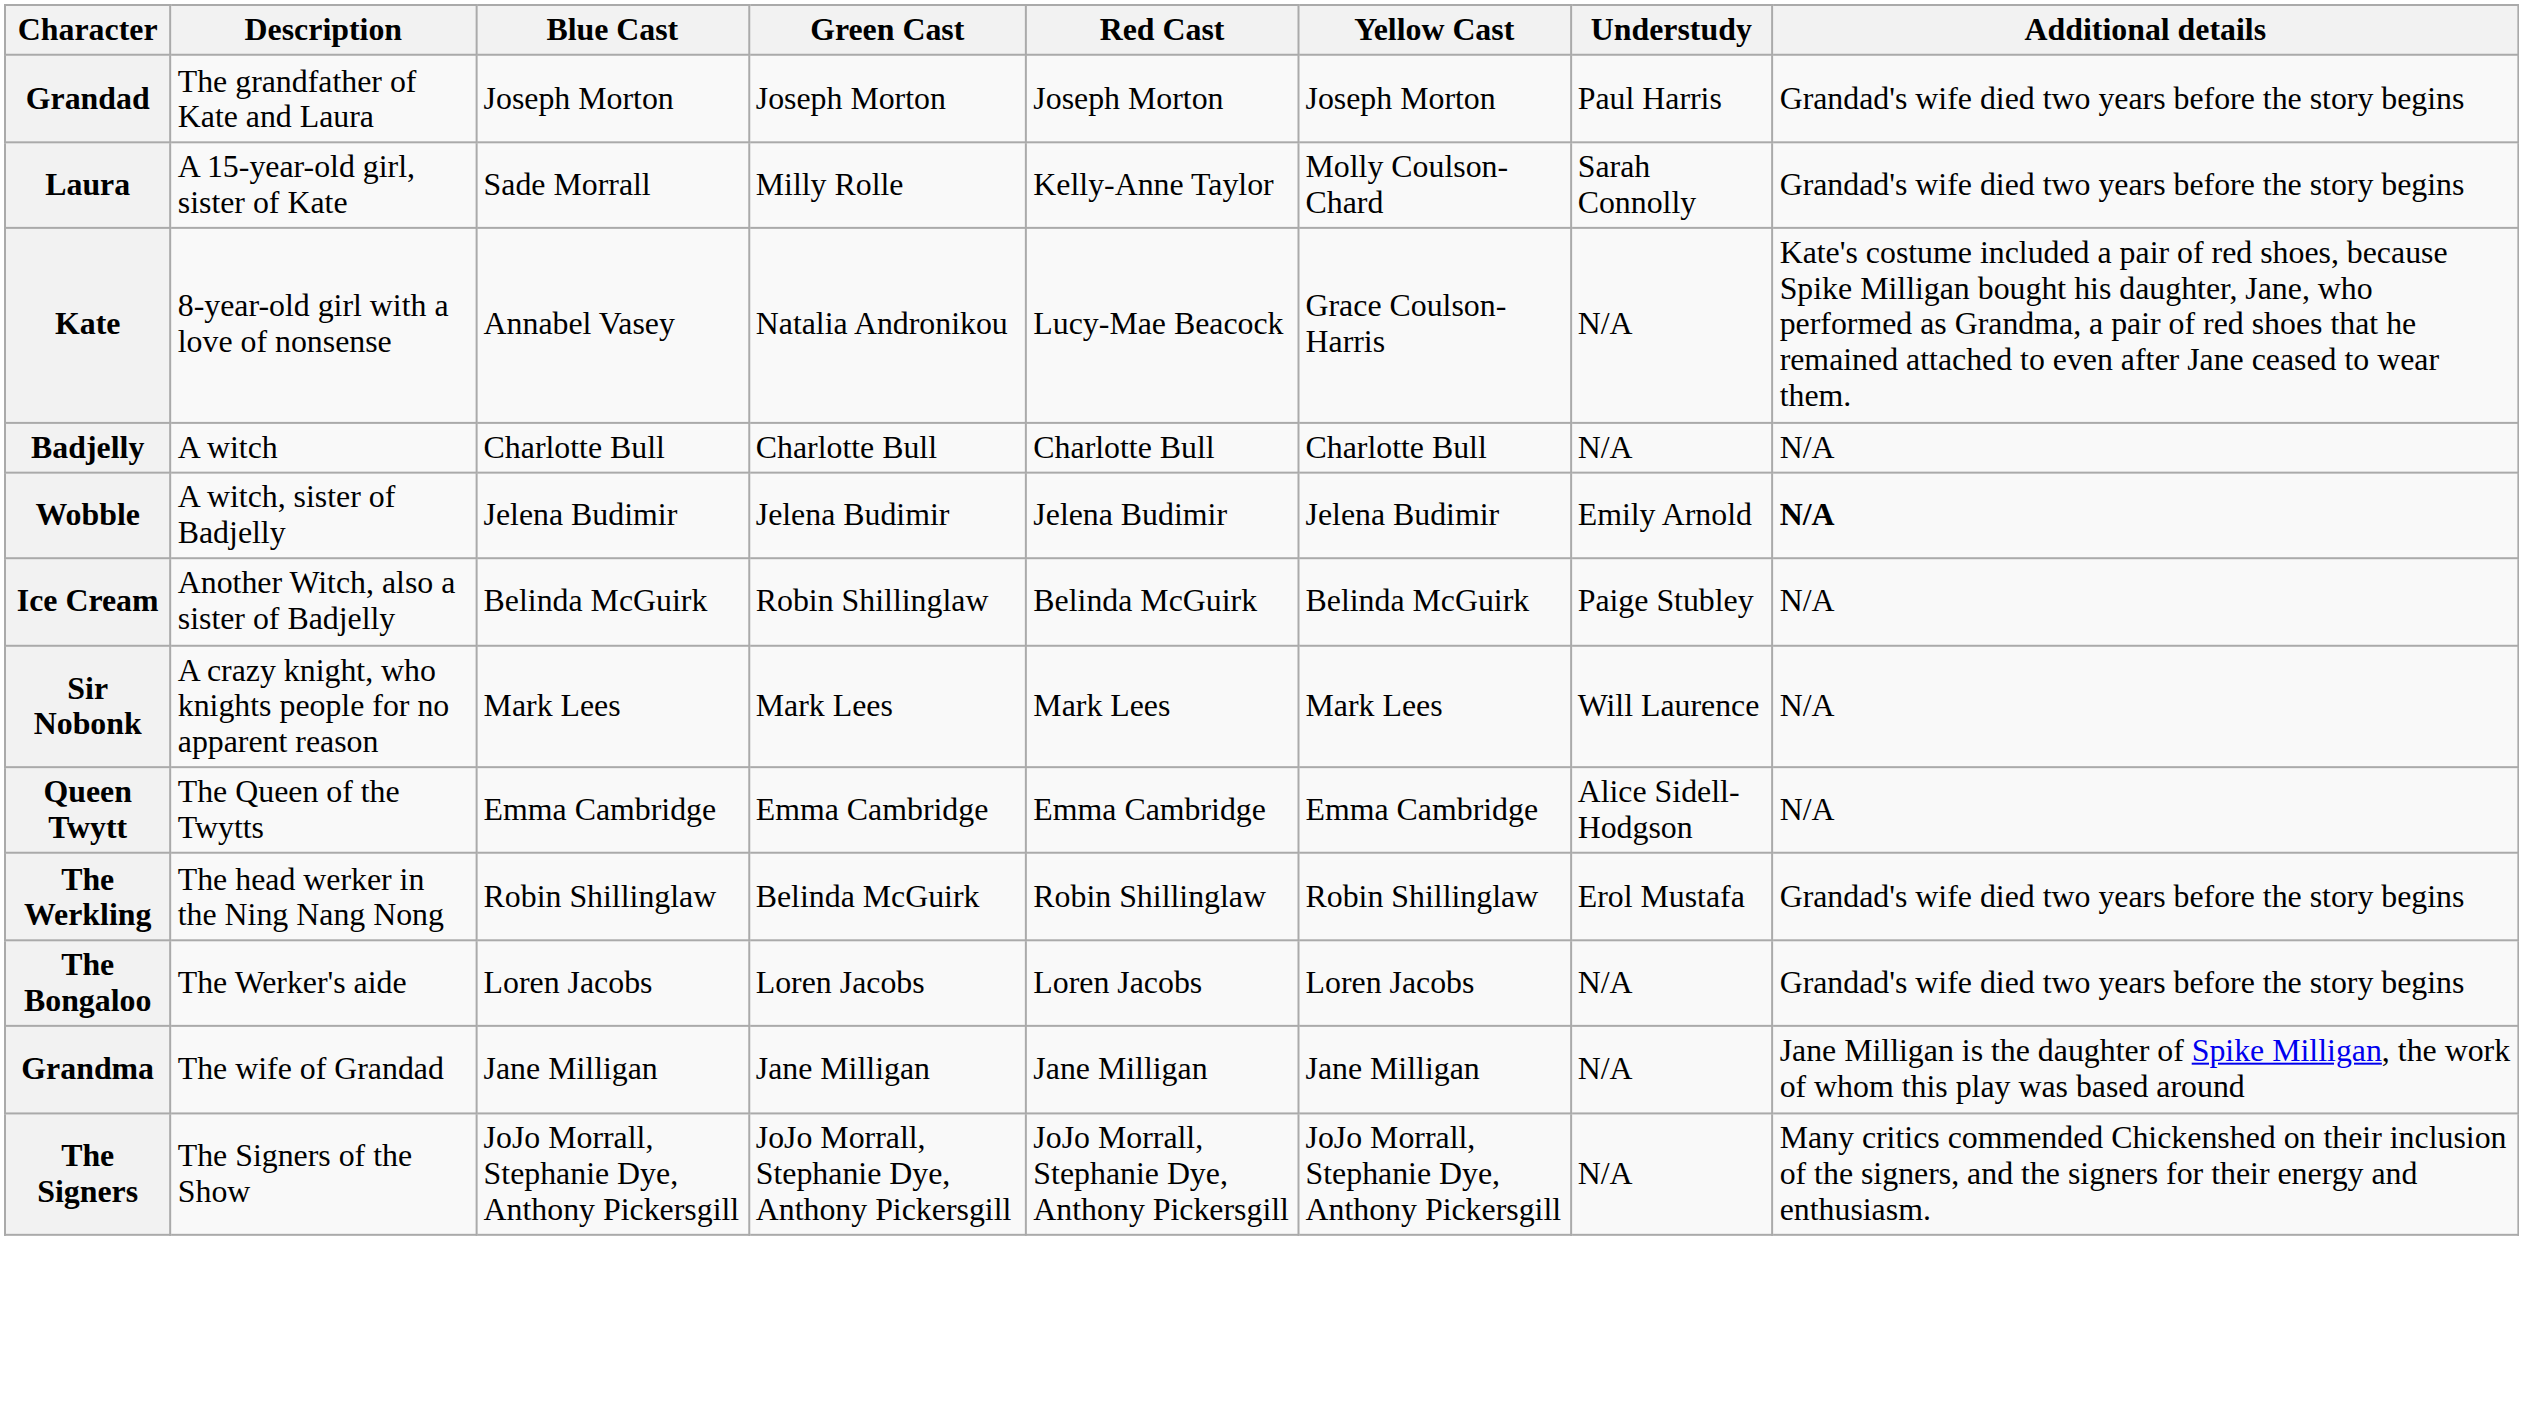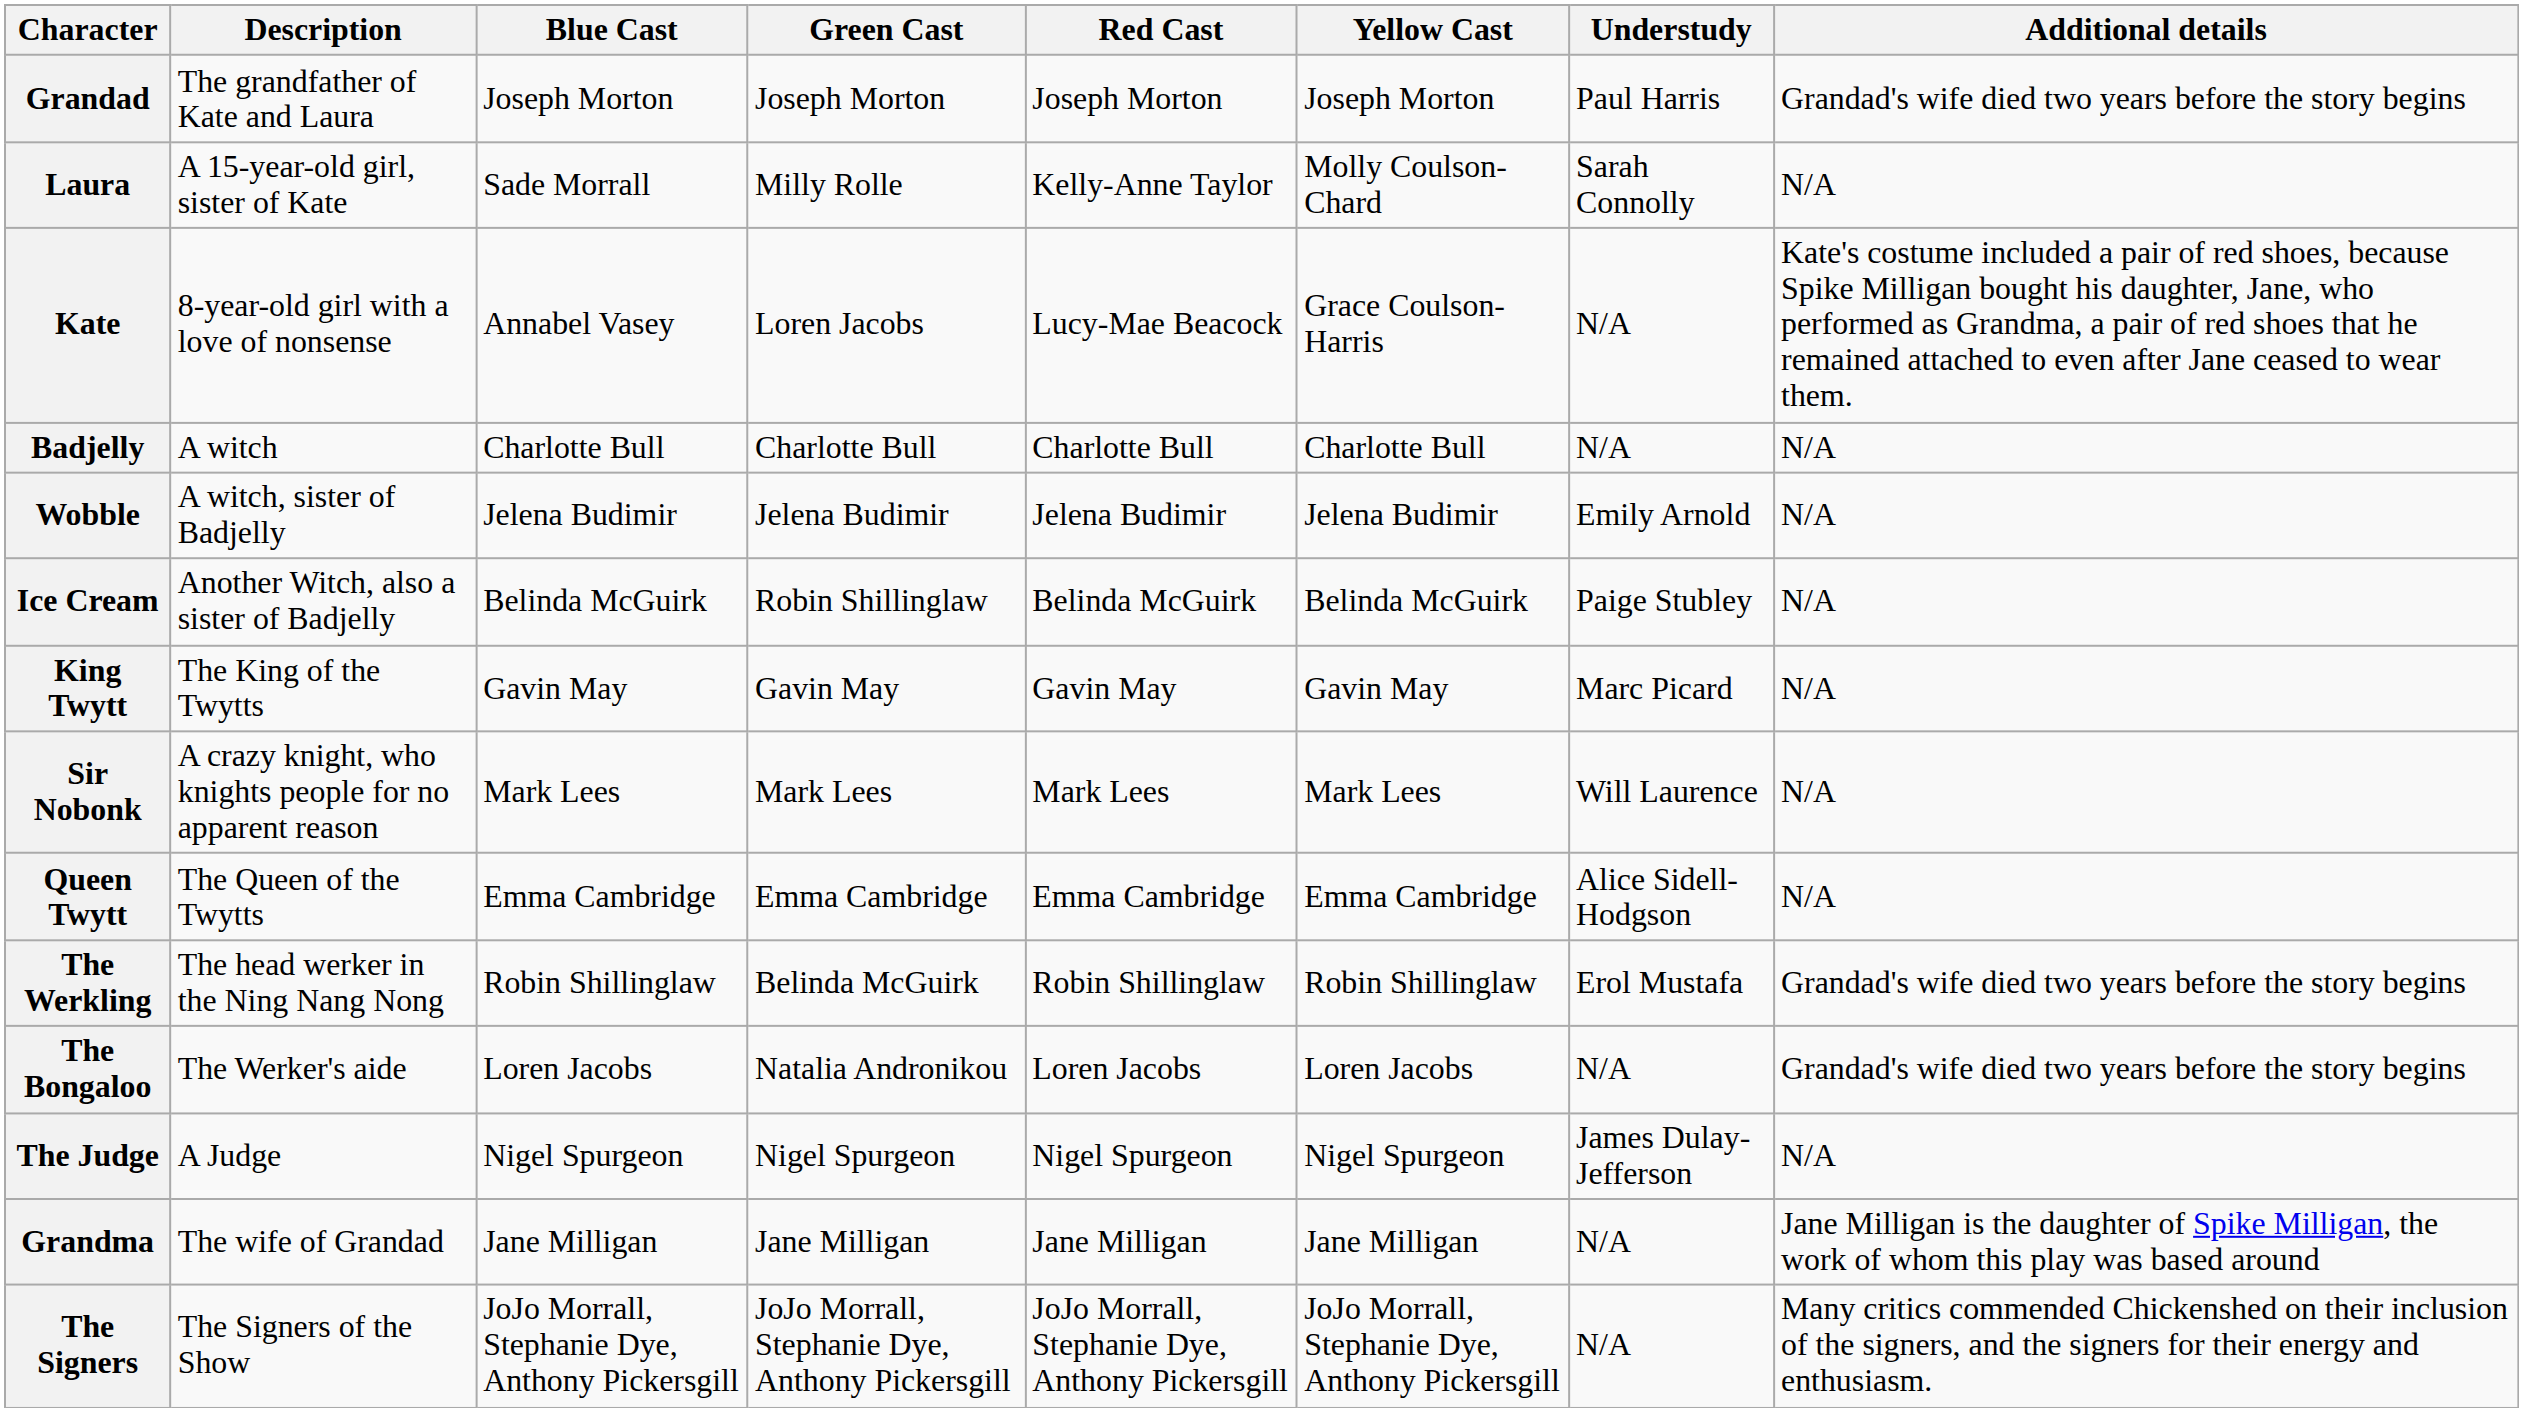(2122, 184) Grandad's wife died two years before the story begins -> (1808, 184) N/A
(882, 324) Natalia Andronikou -> (839, 324) Loren Jacobs
(1807, 515) bold -> (1808, 515) normal
+ row: (88, 687)
(840, 982) Loren Jacobs -> (881, 1068) Natalia Andronikou
+ row: (88, 1155)
